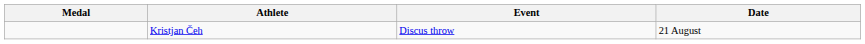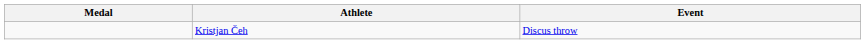- column: (758, 13)
